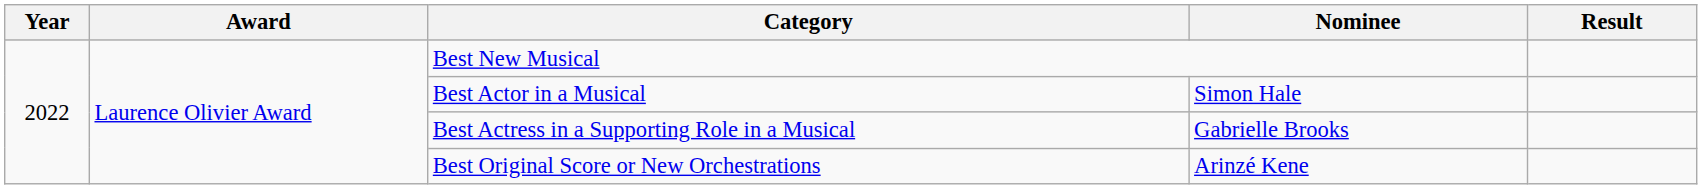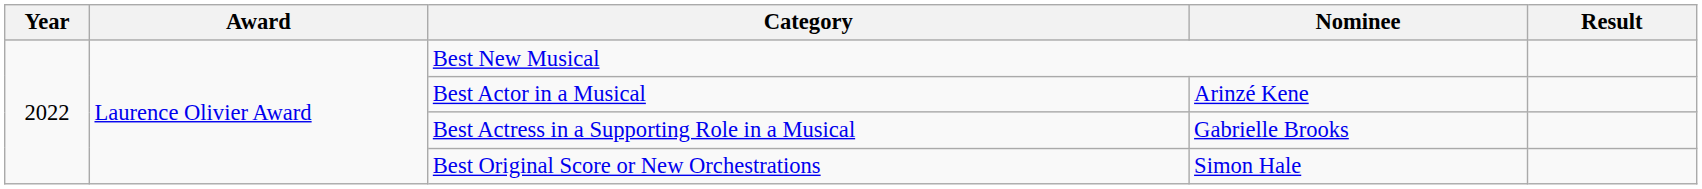(1248, 93) Simon Hale -> (1251, 93) Arinzé Kene
(1251, 165) Arinzé Kene -> (1248, 165) Simon Hale
